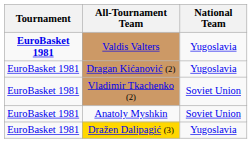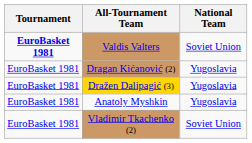(213, 46) Yugoslavia -> (213, 46) Soviet Union
rows swapped: (131, 130) <-> (131, 91)
(213, 113) Soviet Union -> (213, 102) Yugoslavia
